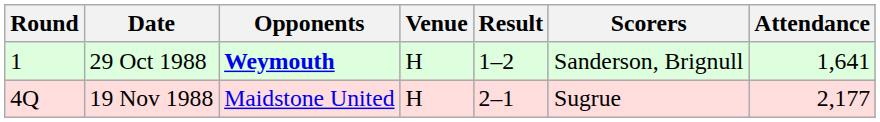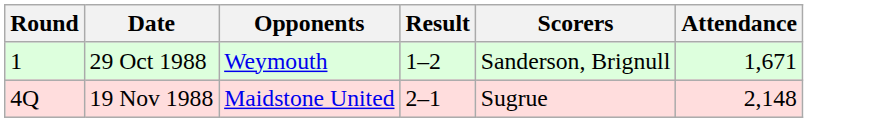- column: (437, 23)
(279, 60) bold -> (276, 60) normal
(843, 60) 1,641 -> (770, 60) 1,671
(843, 98) 2,177 -> (770, 98) 2,148
